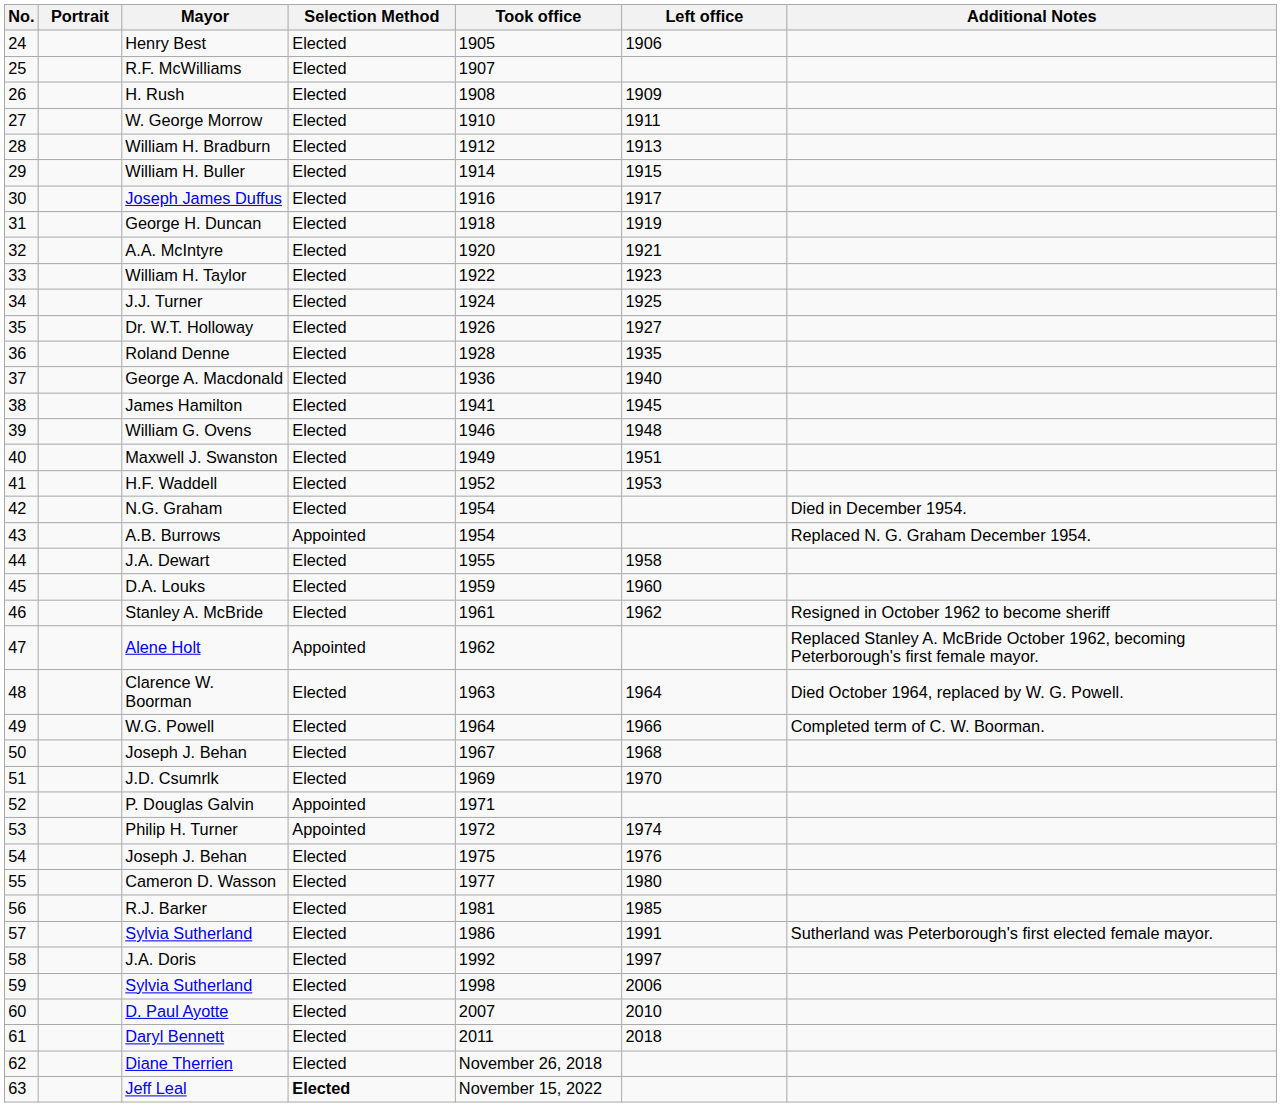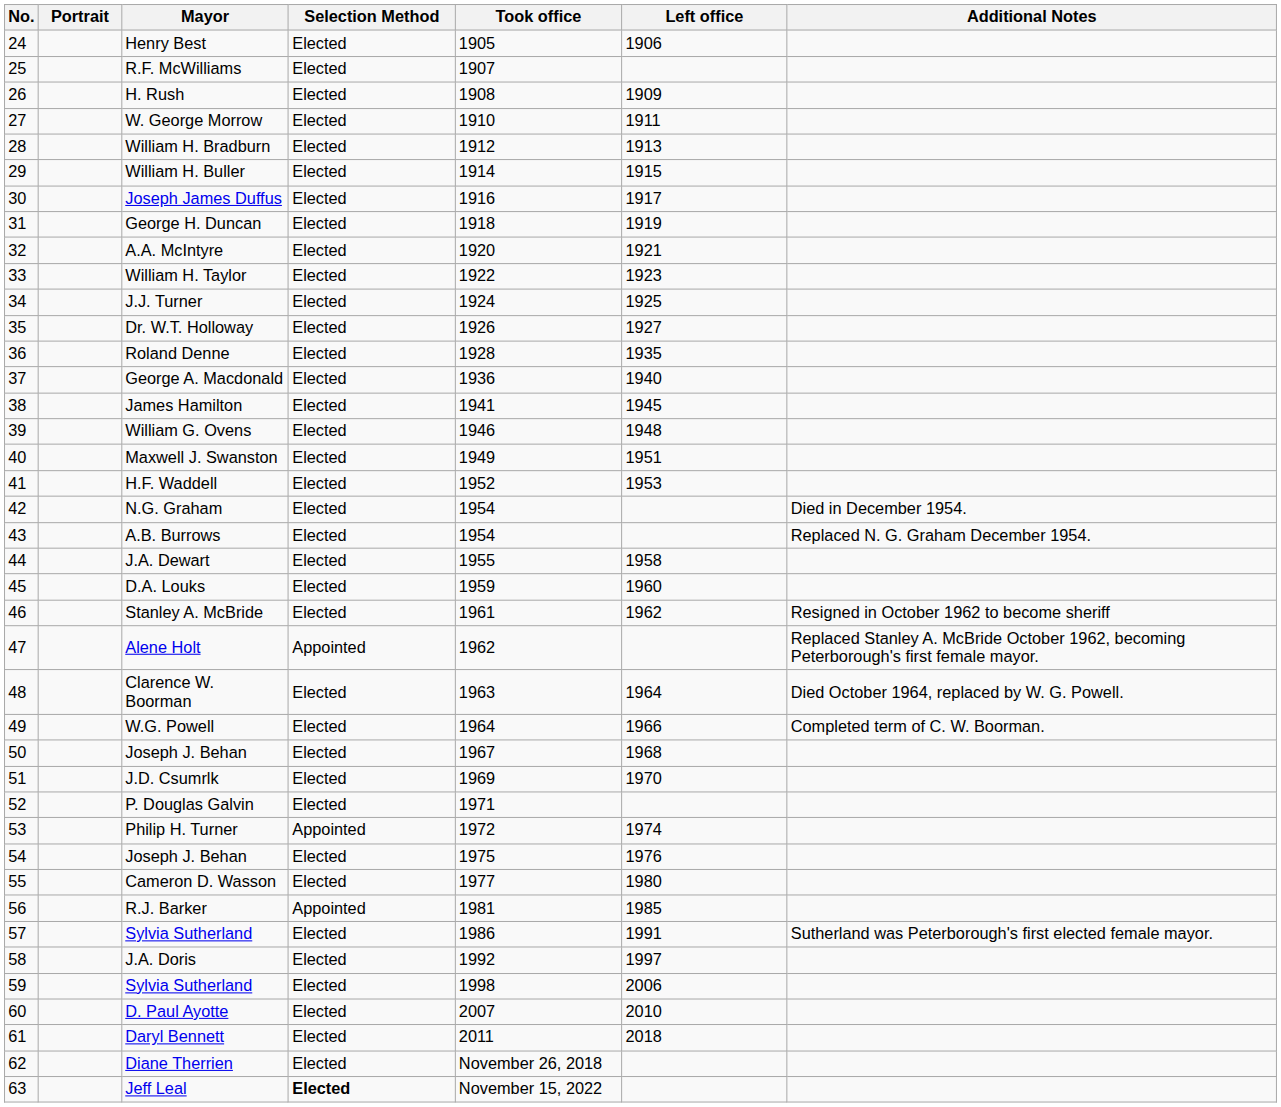(329, 535) Appointed -> (319, 535) Elected
(329, 804) Appointed -> (319, 804) Elected
(319, 908) Elected -> (329, 908) Appointed
